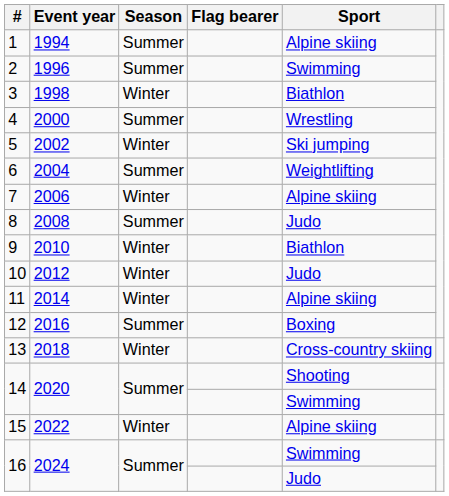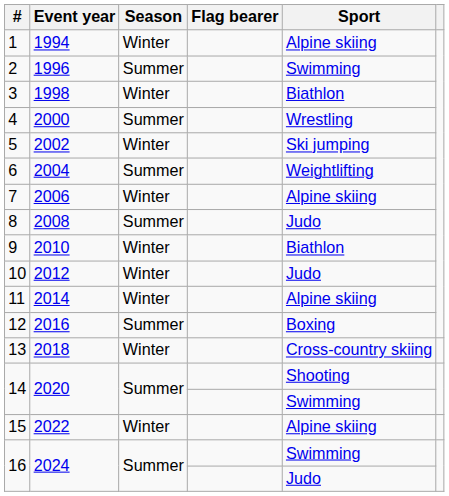(153, 42) Summer -> (146, 42) Winter
